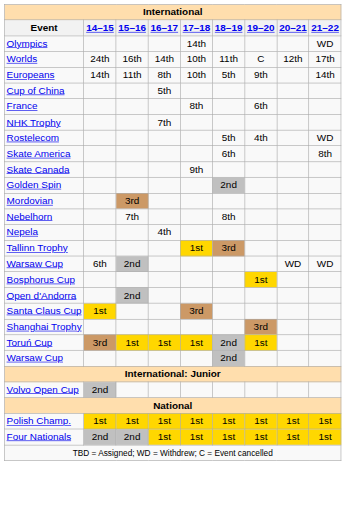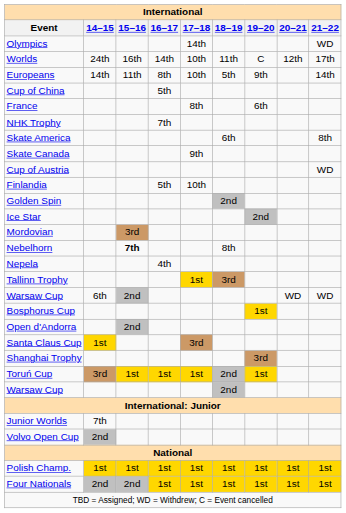- row: (33, 138)
+ row: (38, 169)
+ row: (27, 185)
+ row: (24, 216)
(132, 216) normal -> (132, 248) bold
+ row: (37, 421)
